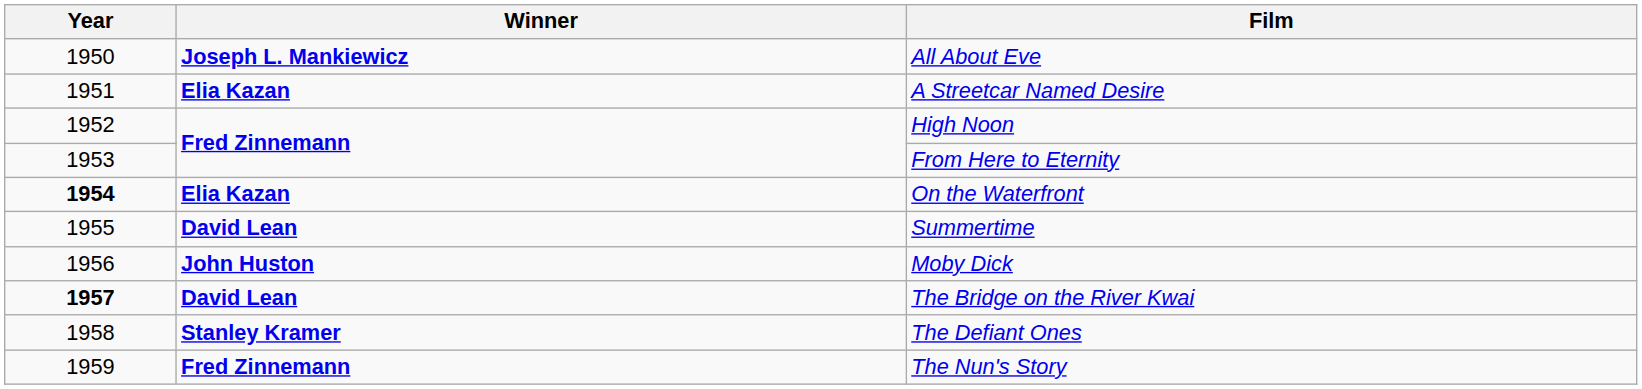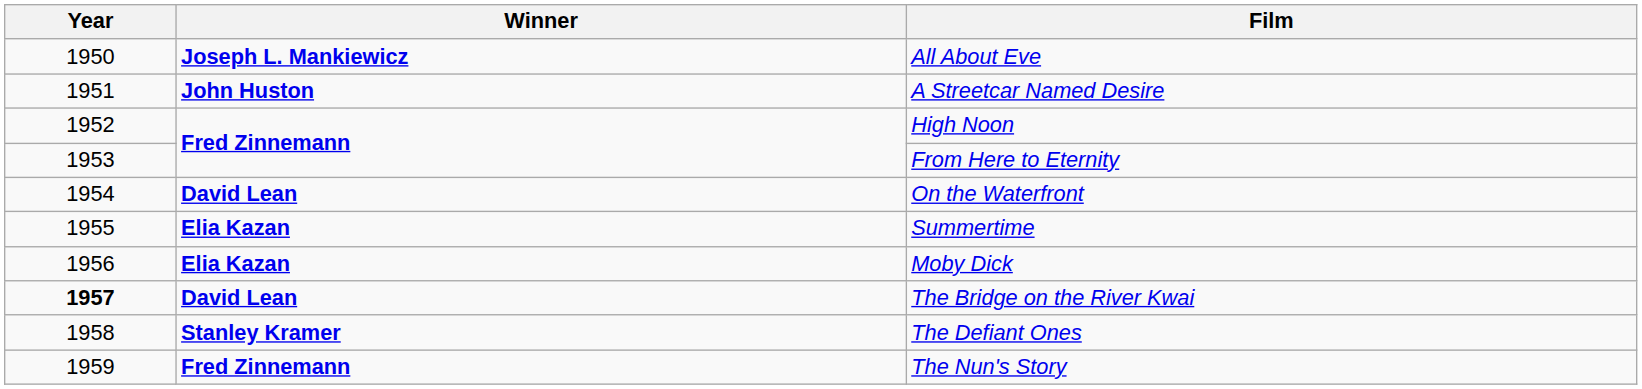(236, 90) Elia Kazan -> (248, 90) John Huston
(90, 194) bold -> (90, 194) normal
(236, 194) Elia Kazan -> (239, 194) David Lean
(239, 228) David Lean -> (236, 228) Elia Kazan
(248, 263) John Huston -> (236, 263) Elia Kazan
